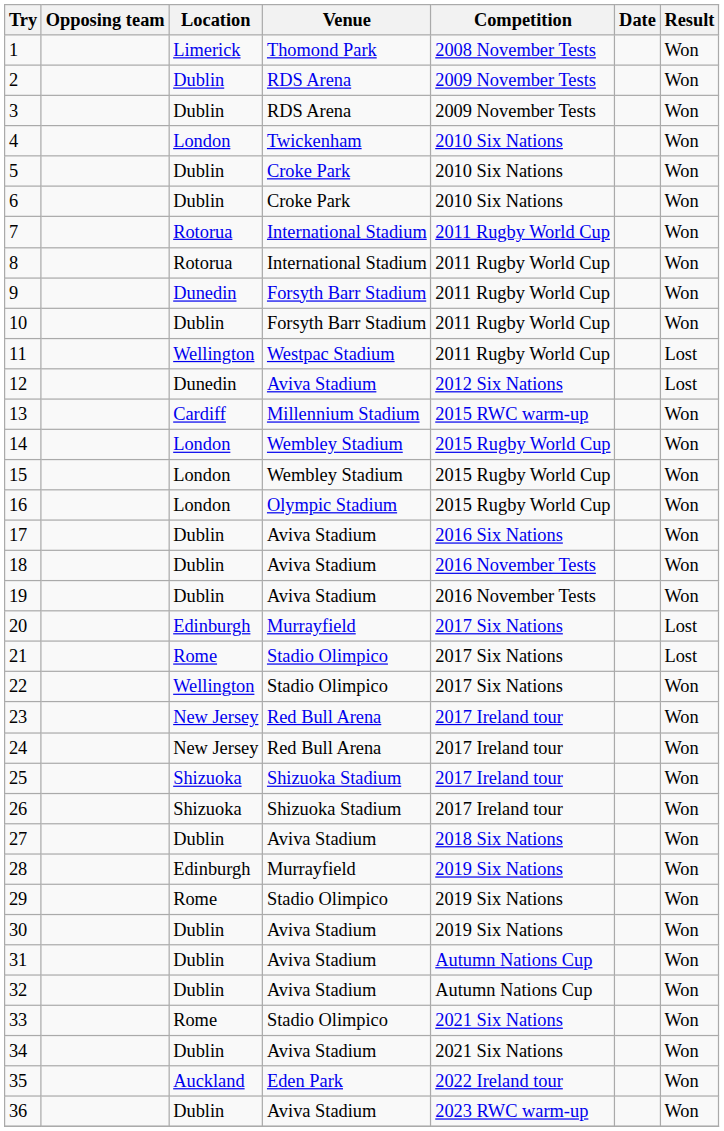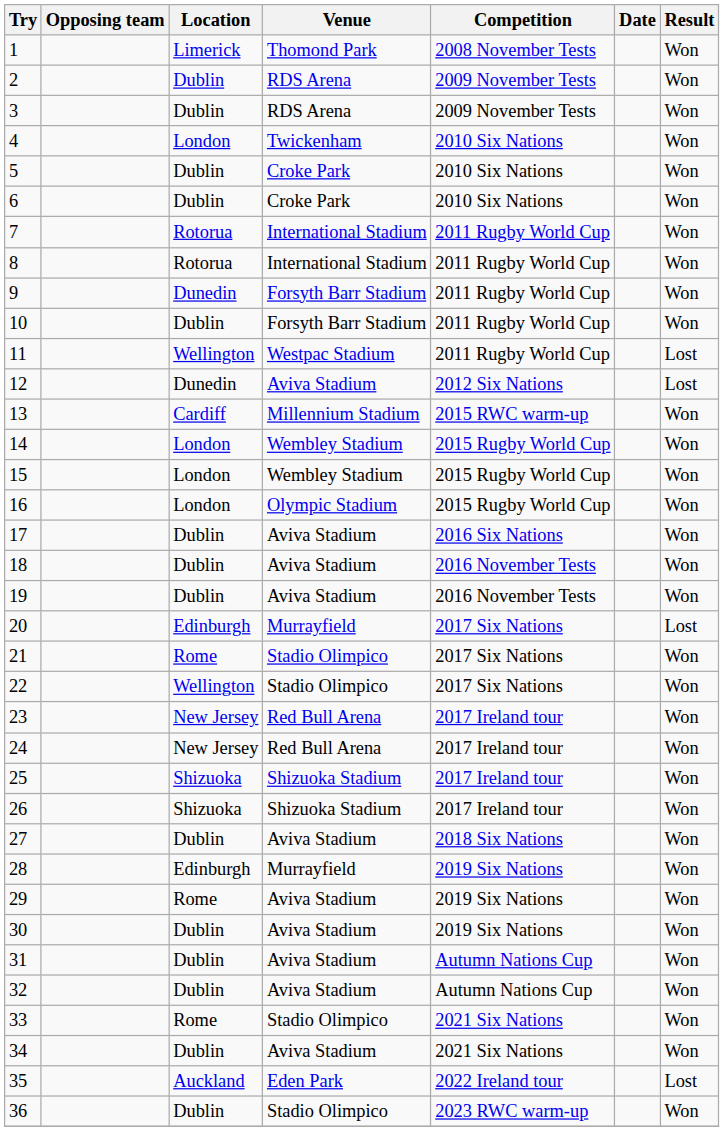(681, 656) Lost -> (682, 656) Won
(327, 899) Stadio Olimpico -> (322, 899) Aviva Stadium
(682, 1081) Won -> (681, 1081) Lost
(322, 1111) Aviva Stadium -> (327, 1111) Stadio Olimpico
